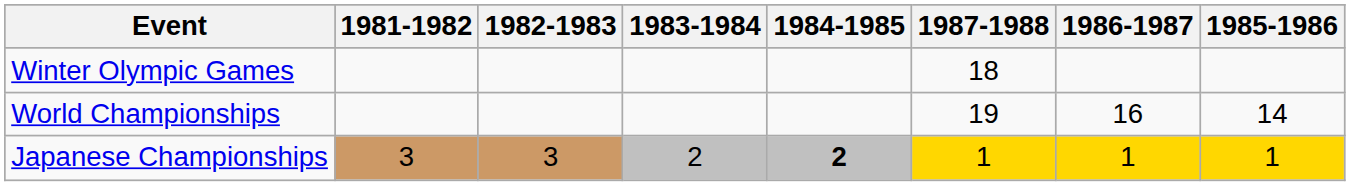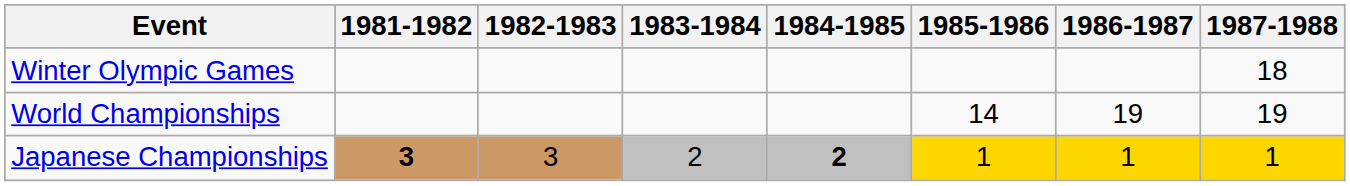columns swapped: (1272, 26) <-> (984, 26)
(1128, 113) 16 -> (1128, 113) 19
(406, 157) normal -> (406, 157) bold
